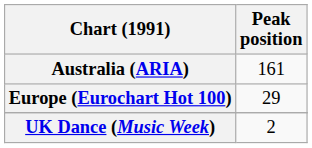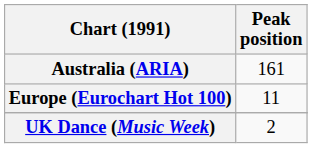(271, 98) 29 -> (271, 98) 11
